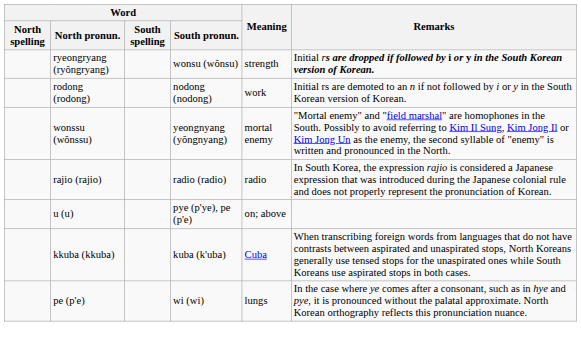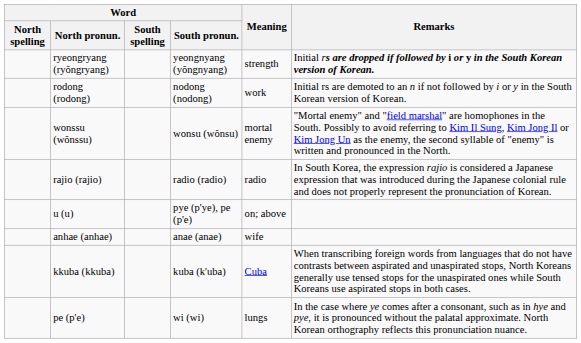(206, 64) wonsu (wŏnsu) -> (200, 64) yeongnyang (yŏngnyang)
(200, 133) yeongnyang (yŏngnyang) -> (206, 133) wonsu (wŏnsu)
+ row: (83, 237)
